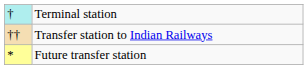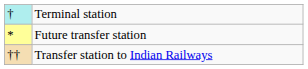rows swapped: (90, 54) <-> (124, 34)
